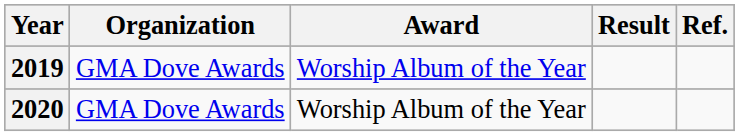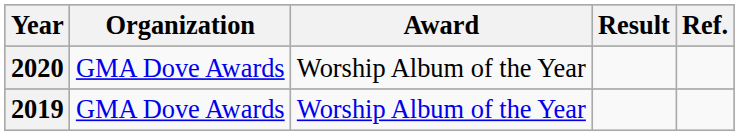rows swapped: (37, 67) <-> (37, 109)
